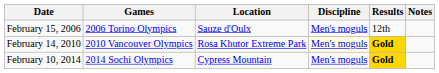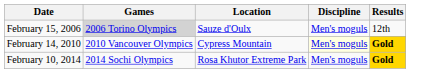- column: (420, 12)
(131, 28) no background -> (131, 28) lightgrey background
(252, 44) Rosa Khutor Extreme Park -> (235, 44) Cypress Mountain
(235, 60) Cypress Mountain -> (252, 60) Rosa Khutor Extreme Park
